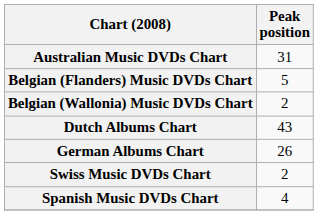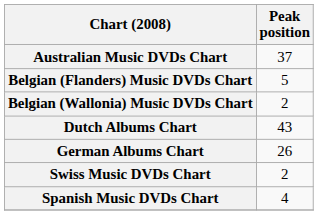(285, 56) 31 -> (285, 56) 37
